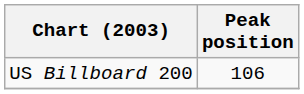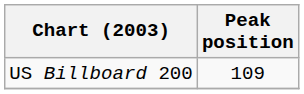(248, 74) 106 -> (248, 74) 109
